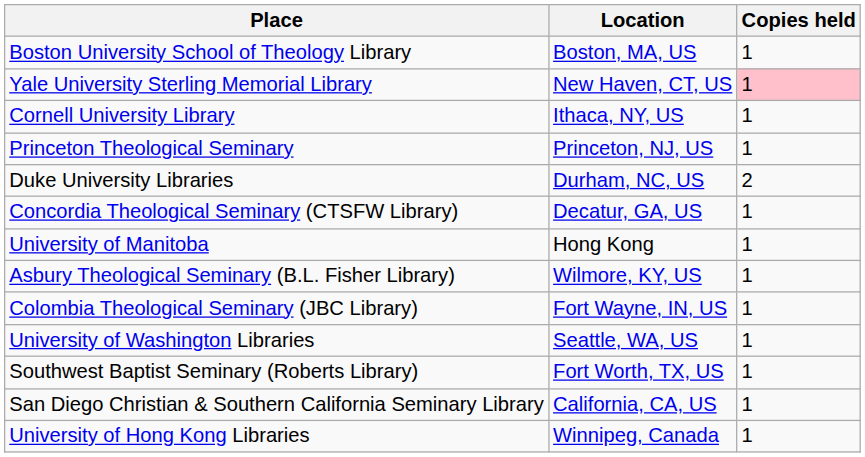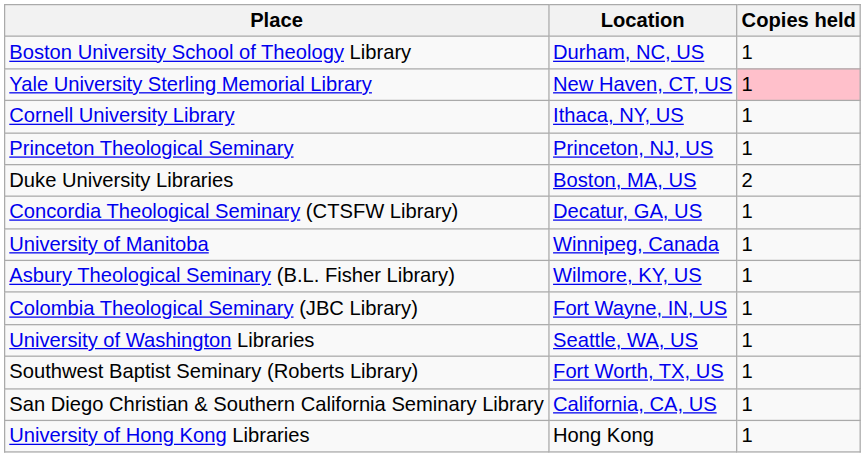(625, 52) Boston, MA, US -> (629, 52) Durham, NC, US
(629, 180) Durham, NC, US -> (625, 180) Boston, MA, US
(604, 244) Hong Kong -> (636, 244) Winnipeg, Canada
(636, 436) Winnipeg, Canada -> (604, 436) Hong Kong
